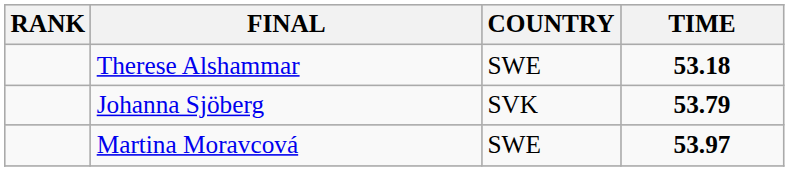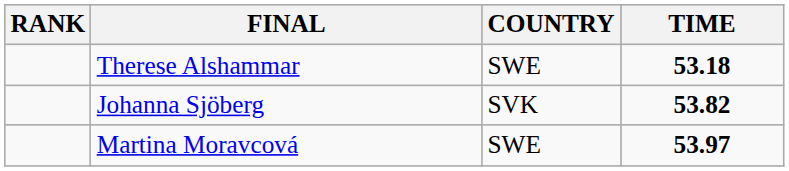(702, 104) 53.79 -> (702, 104) 53.82
